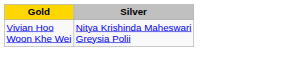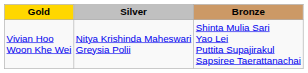+ column: (248, 12)
